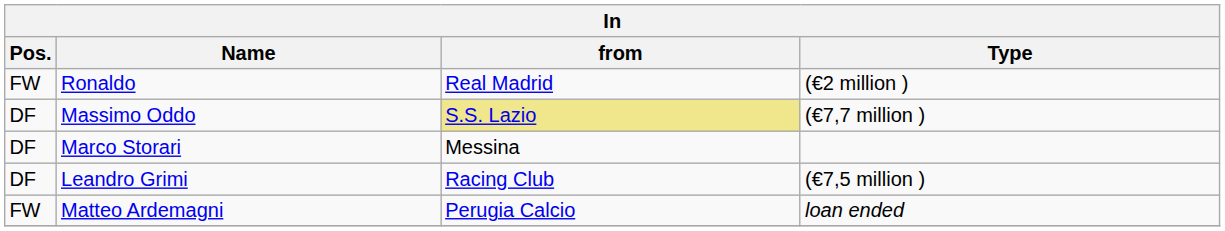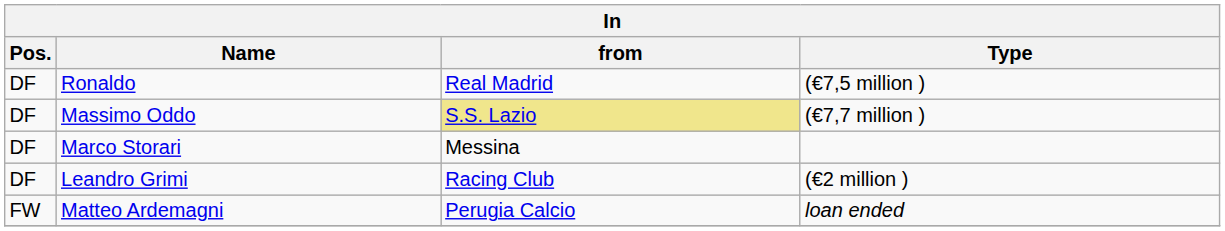(25, 84) FW -> (23, 84) DF
(857, 84) (€2 million ) -> (865, 84) (€7,5 million )
(865, 179) (€7,5 million ) -> (857, 179) (€2 million )
